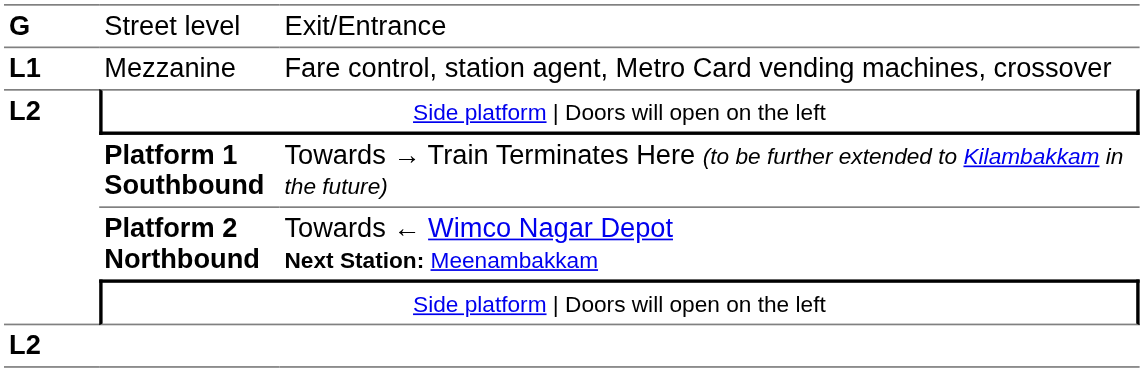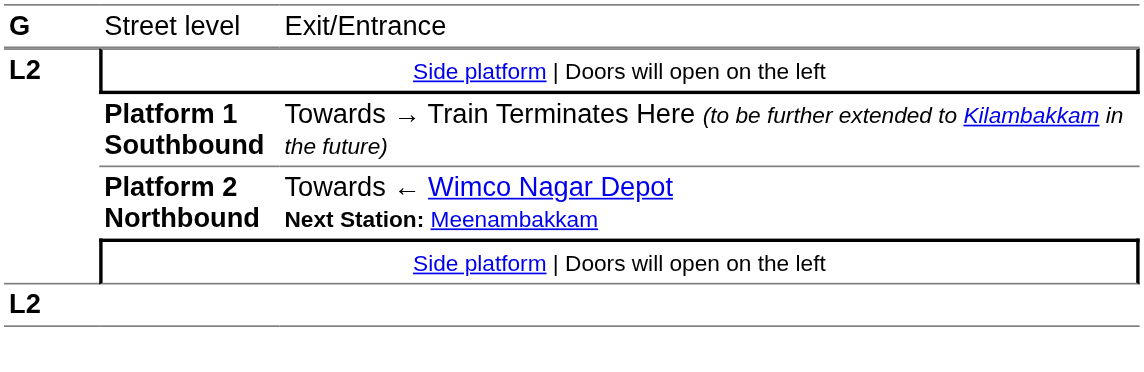- row: (170, 68)
